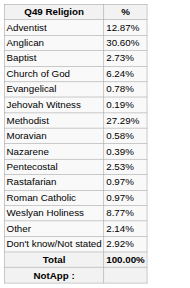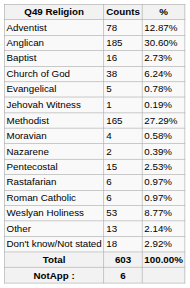+ column: (123, 12)
